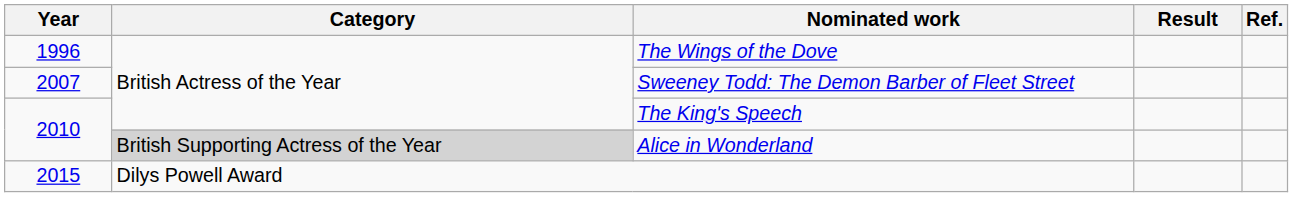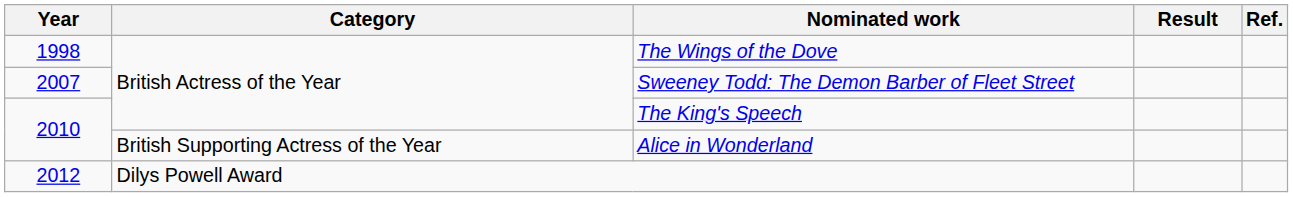(58, 51) 1996 -> (58, 51) 1998
(279, 144) lightgrey background -> (279, 144) no background
(58, 176) 2015 -> (58, 176) 2012
